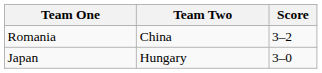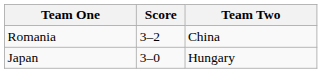columns swapped: (203, 15) <-> (293, 15)
